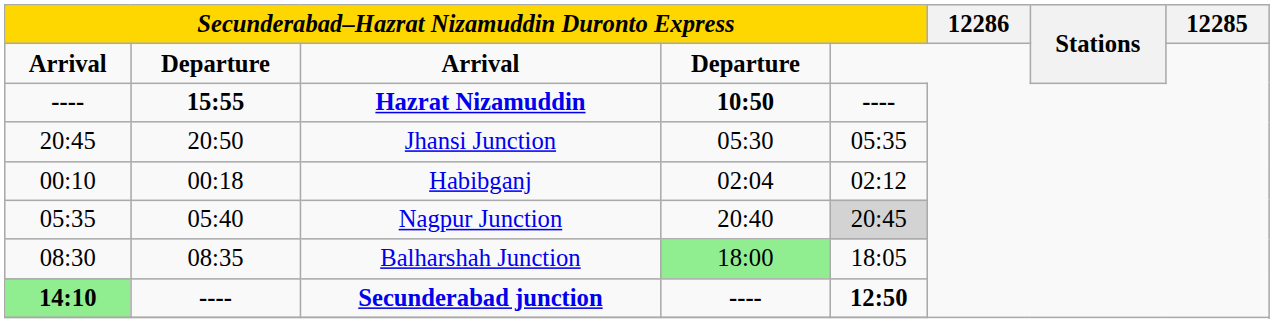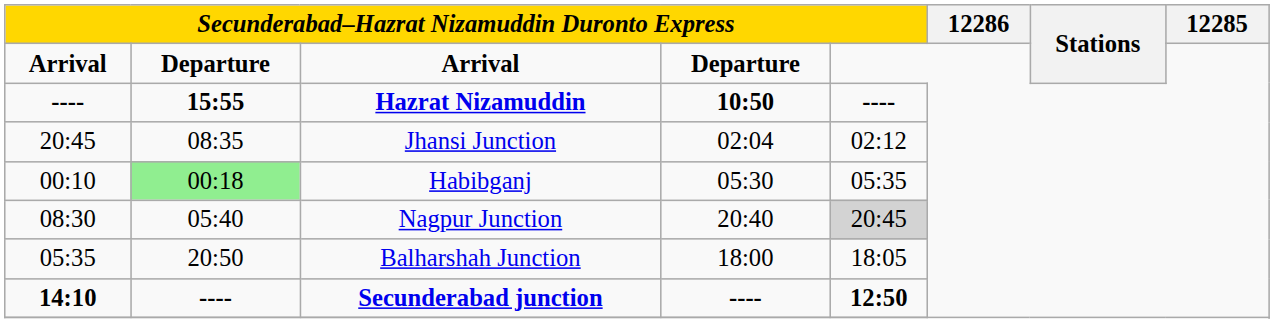(215, 141) 20:50 -> (215, 141) 08:35
(745, 141) 05:30 -> (745, 141) 02:04
(879, 141) 05:35 -> (879, 141) 02:12
(215, 180) no background -> (215, 180) lightgreen background
(745, 180) 02:04 -> (745, 180) 05:30
(879, 180) 02:12 -> (879, 180) 05:35
(68, 219) 05:35 -> (68, 219) 08:30
(68, 258) 08:30 -> (68, 258) 05:35
(215, 258) 08:35 -> (215, 258) 20:50
(745, 258) lightgreen background -> (745, 258) no background
(68, 297) lightgreen background -> (68, 297) no background
